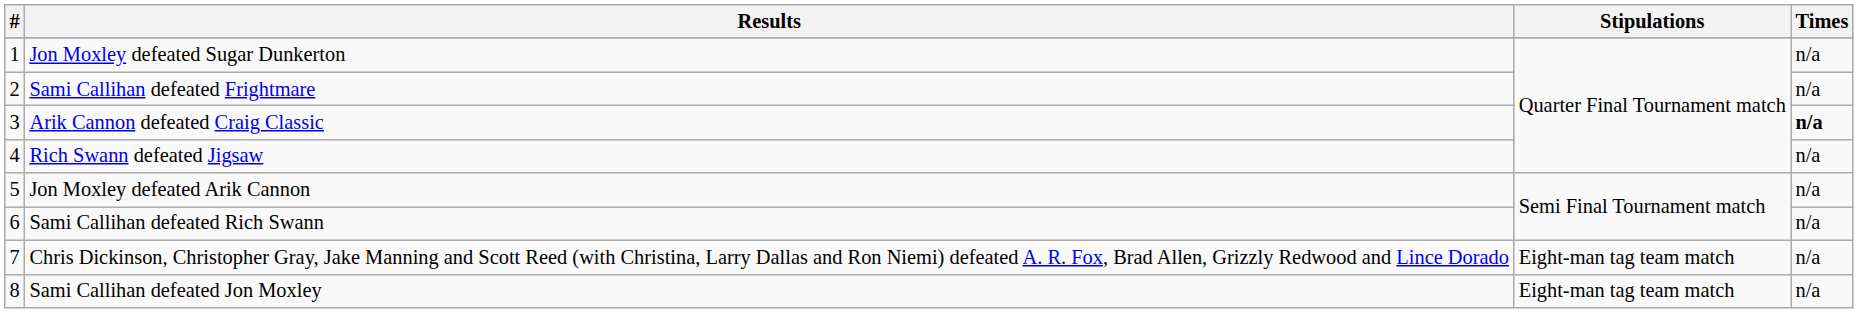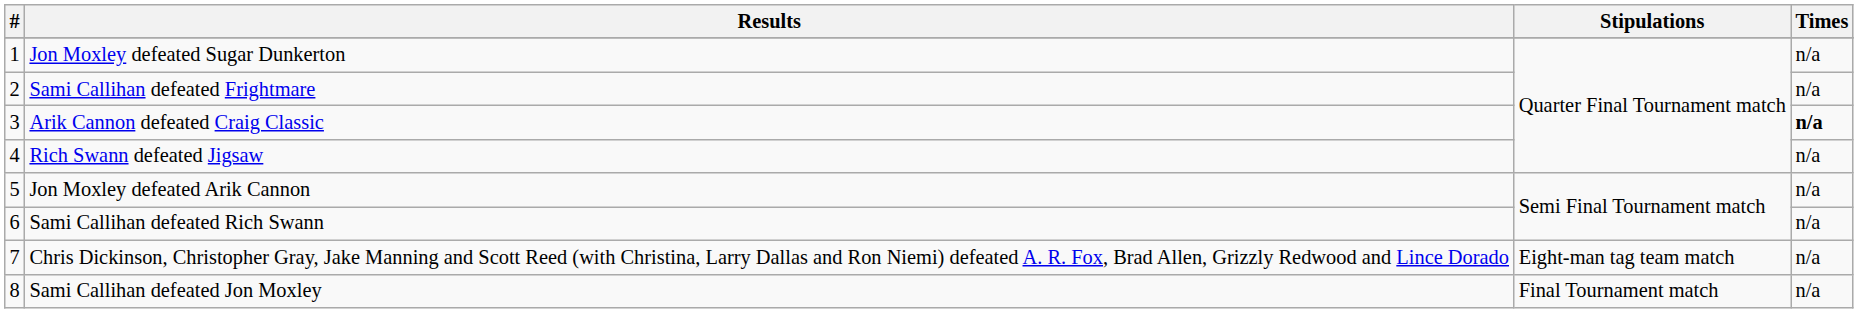(1627, 290) Eight-man tag team match -> (1619, 290) Final Tournament match
